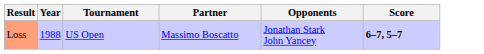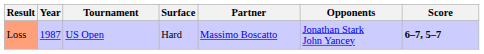+ column: (178, 12)
(50, 35) 1988 -> (50, 35) 1987
